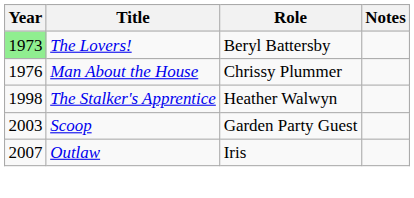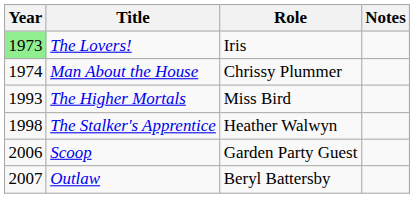(277, 44) Beryl Battersby -> (235, 44) Iris
(25, 71) 1976 -> (25, 71) 1974
+ row: (118, 98)
(25, 125) 2003 -> (25, 152) 2006
(235, 152) Iris -> (277, 179) Beryl Battersby
